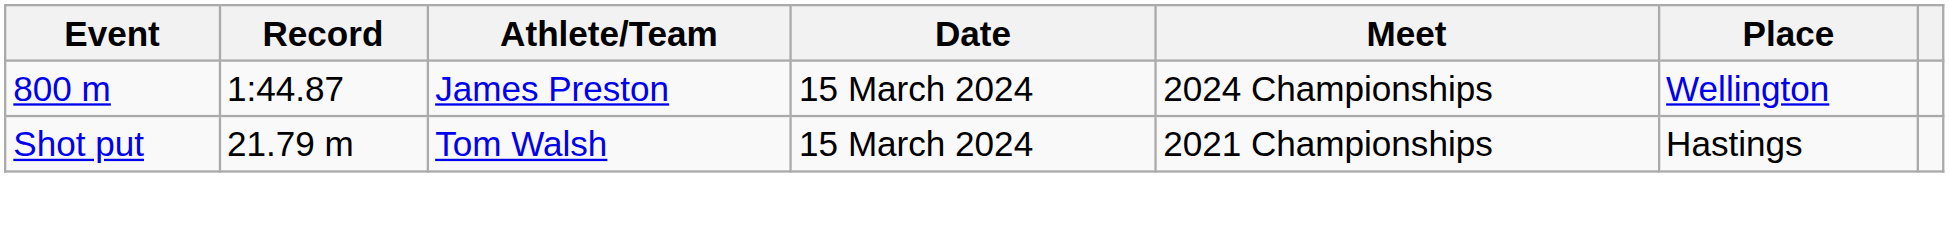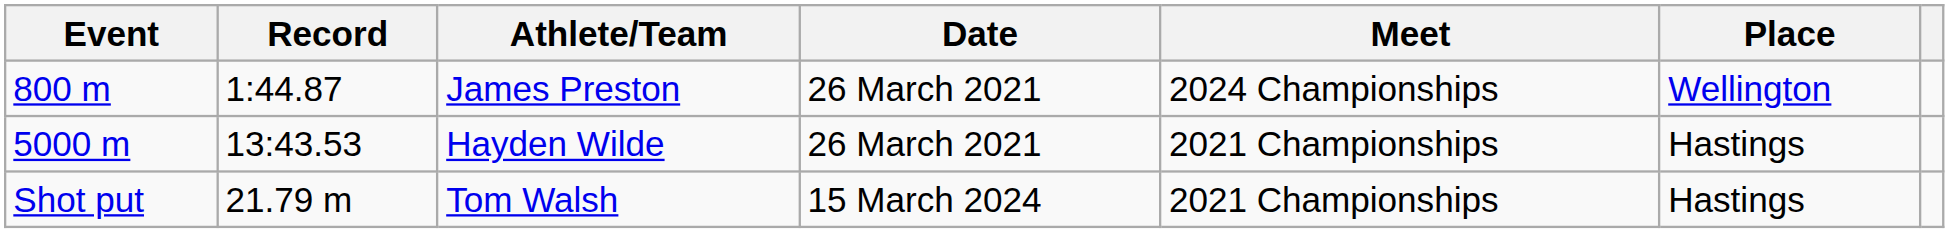(916, 89) 15 March 2024 -> (925, 89) 26 March 2021
+ row: (555, 144)
